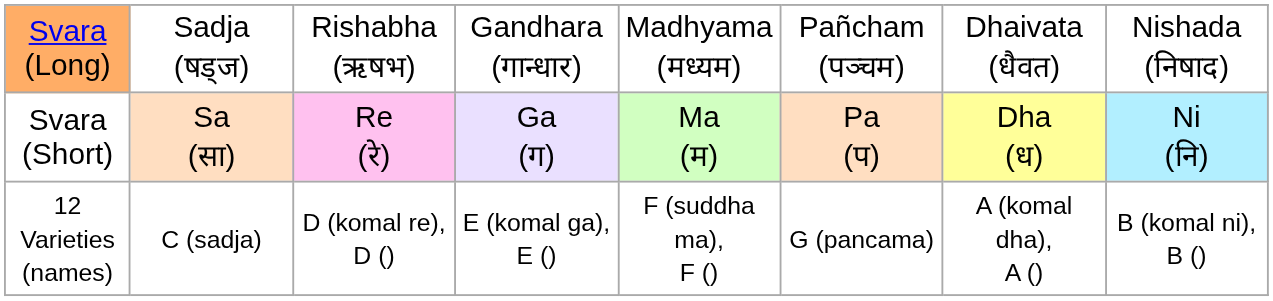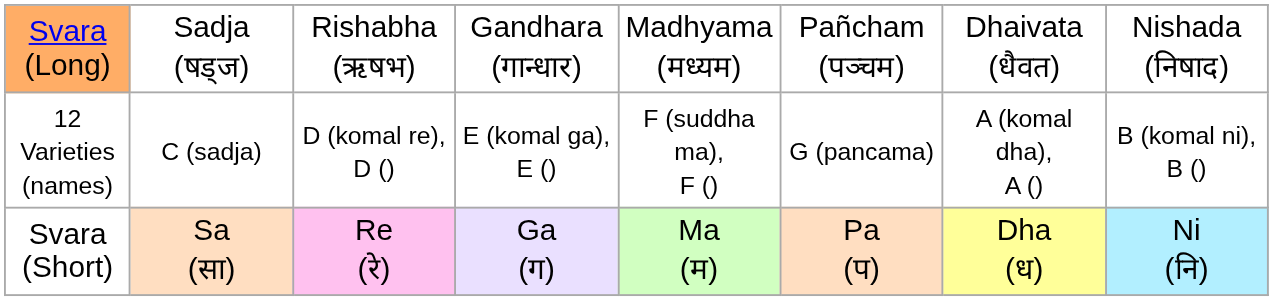rows swapped: (68, 136) <-> (68, 239)
